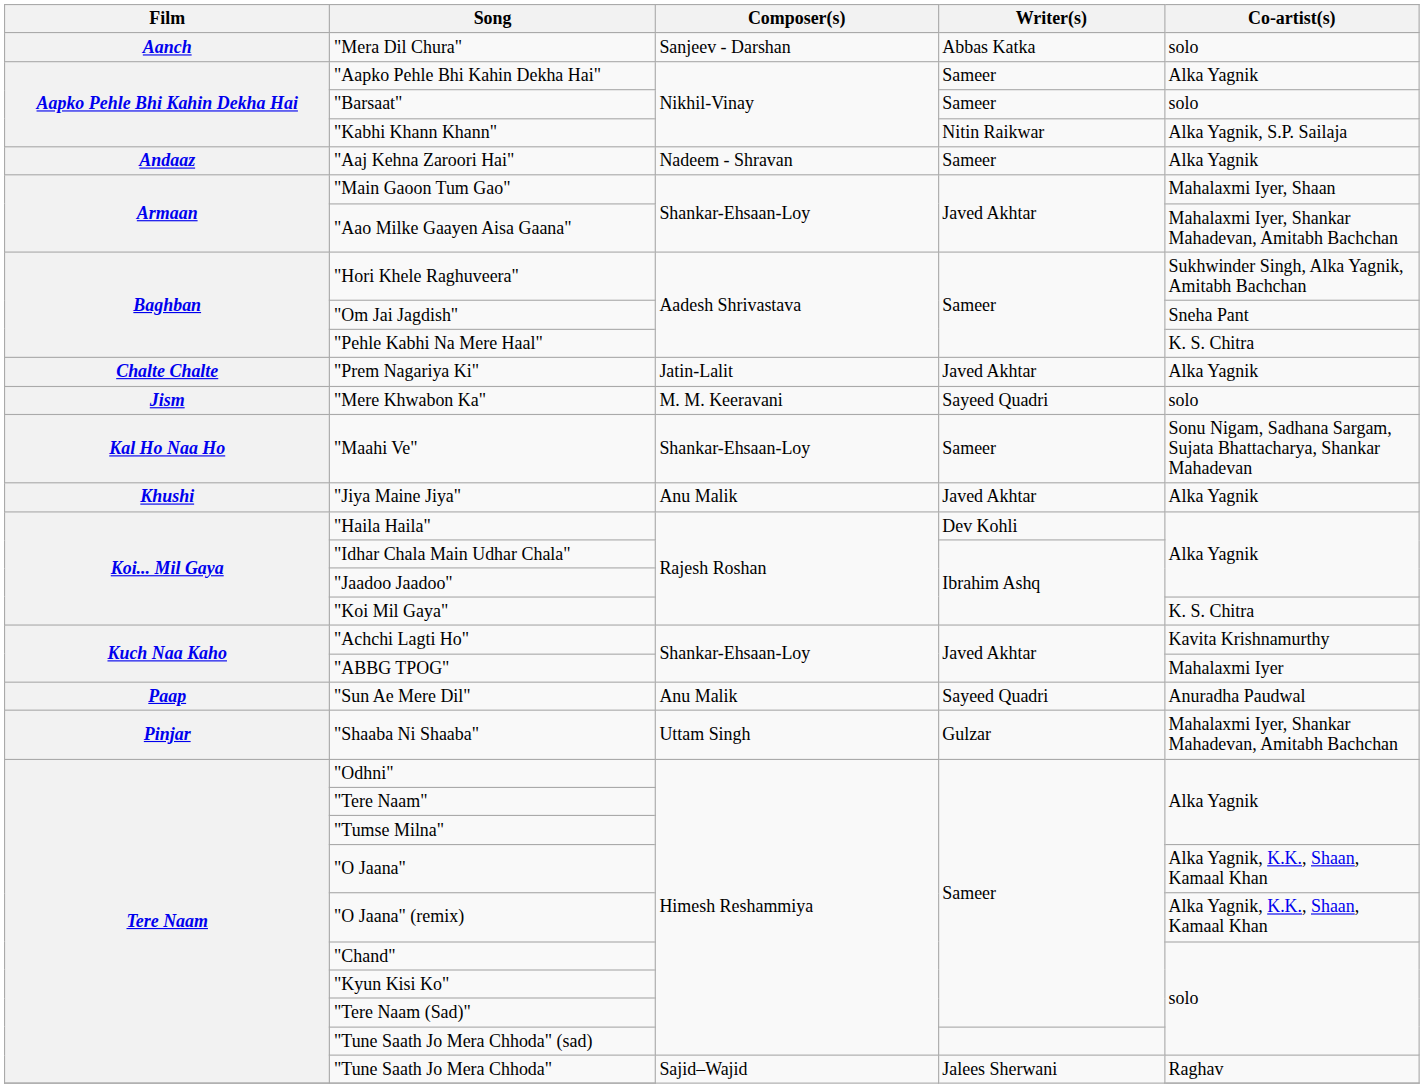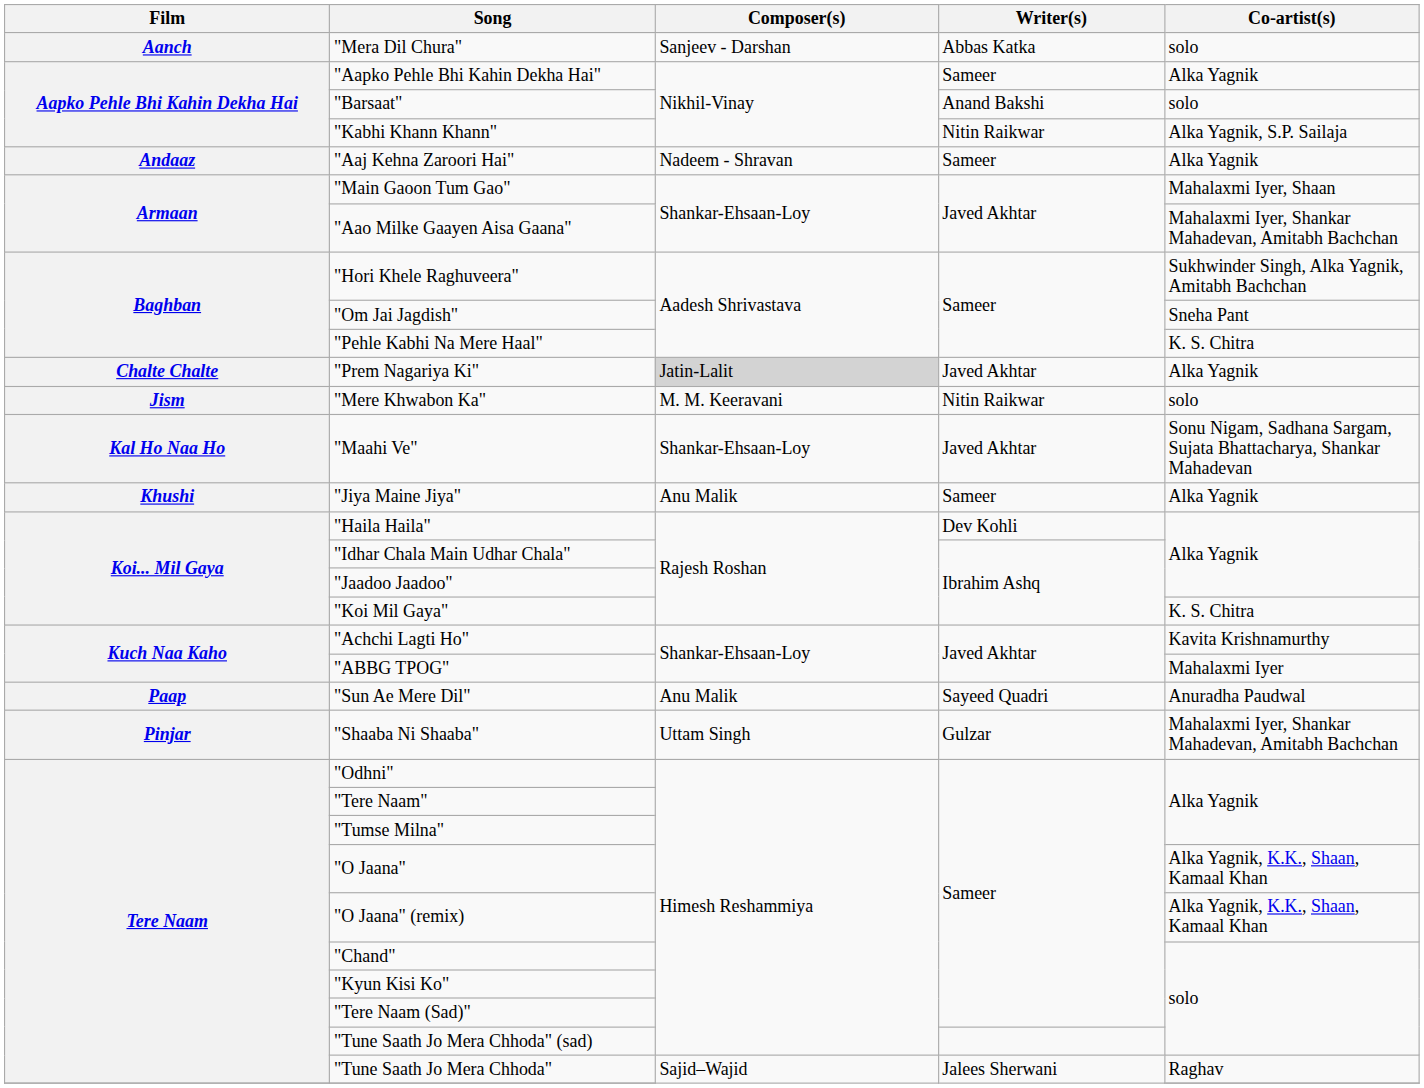(969, 103) Sameer -> (993, 103) Anand Bakshi
(696, 371) no background -> (696, 371) lightgrey background
(995, 400) Sayeed Quadri -> (993, 400) Nitin Raikwar
(969, 448) Sameer -> (989, 448) Javed Akhtar
(989, 497) Javed Akhtar -> (969, 497) Sameer
